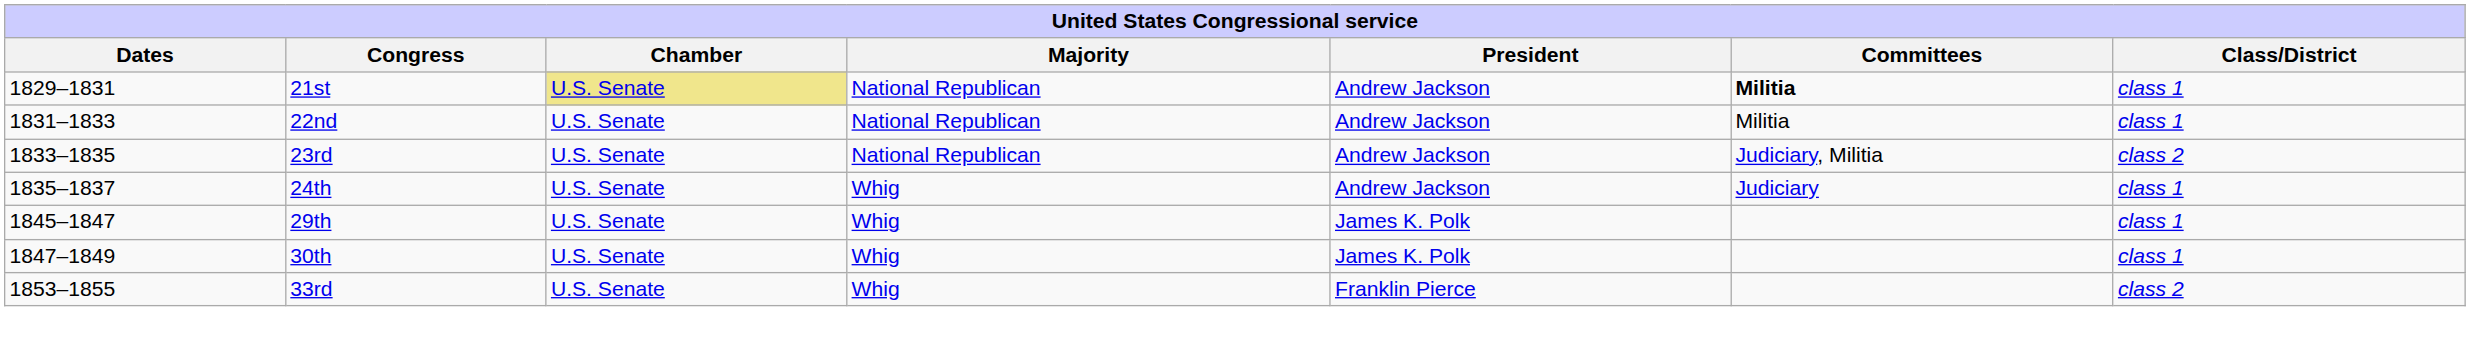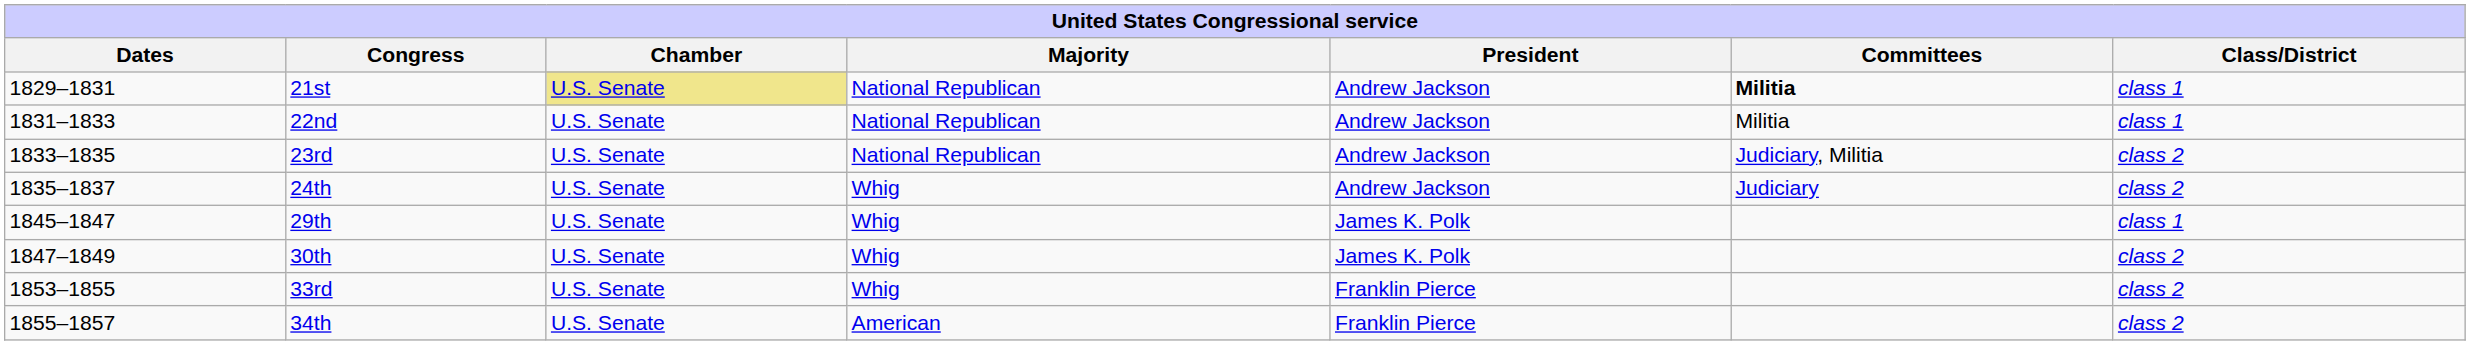(2151, 188) class 1 -> (2151, 188) class 2
(2151, 255) class 1 -> (2151, 255) class 2
+ row: (311, 322)
